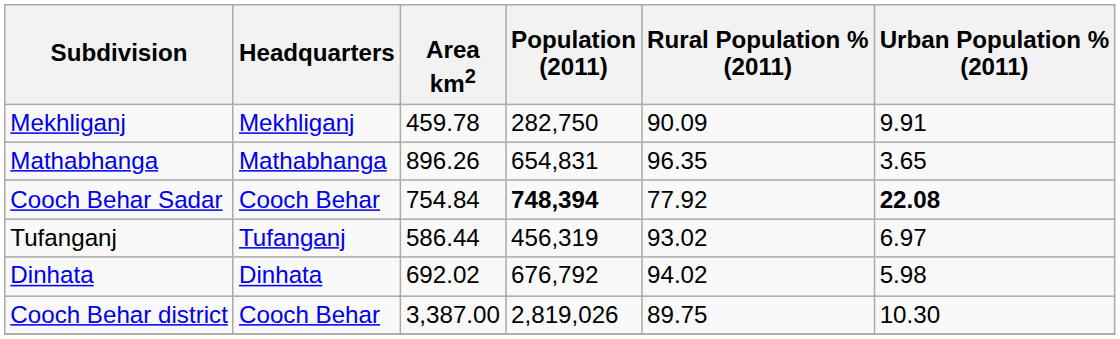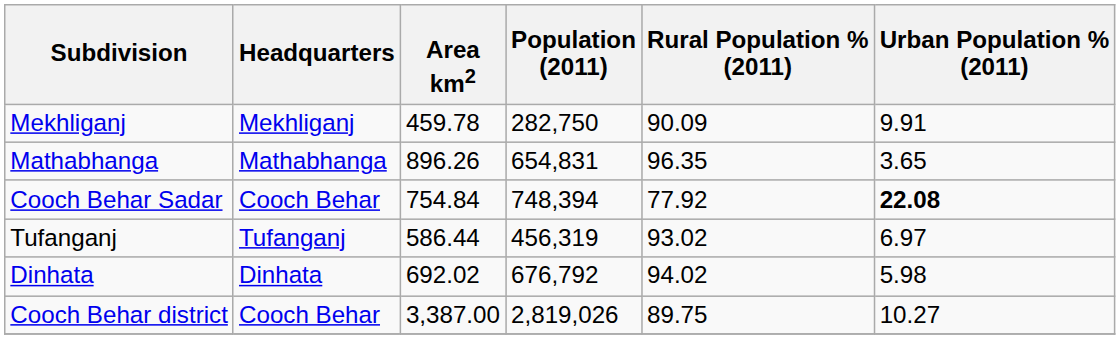(555, 199) bold -> (555, 199) normal
(910, 314) 10.30 -> (910, 314) 10.27
